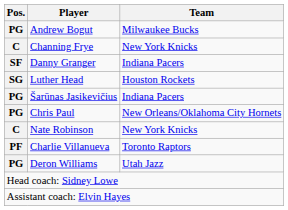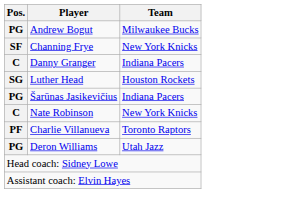(16, 46) C -> (16, 46) SF
(16, 63) SF -> (16, 63) C
- row: (52, 113)
